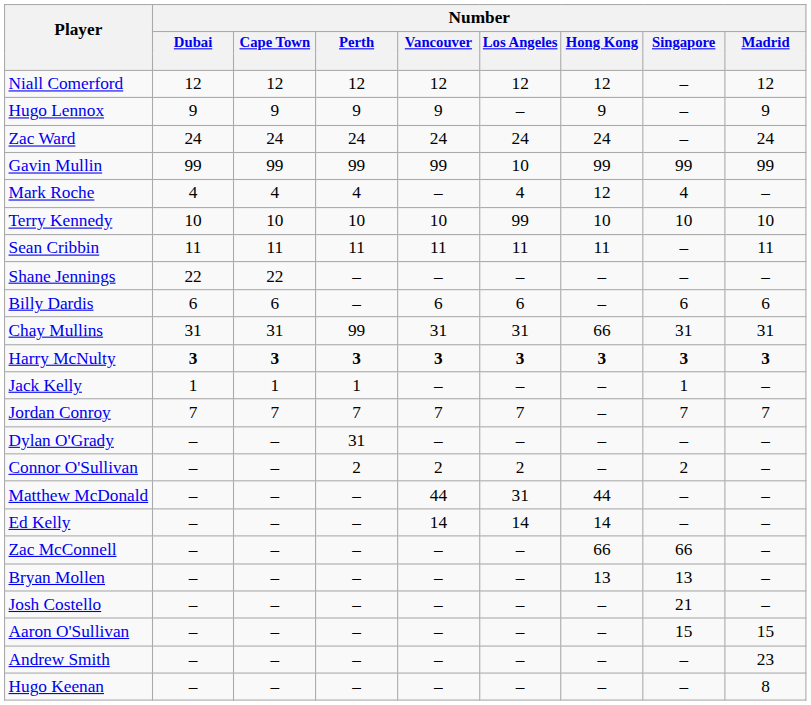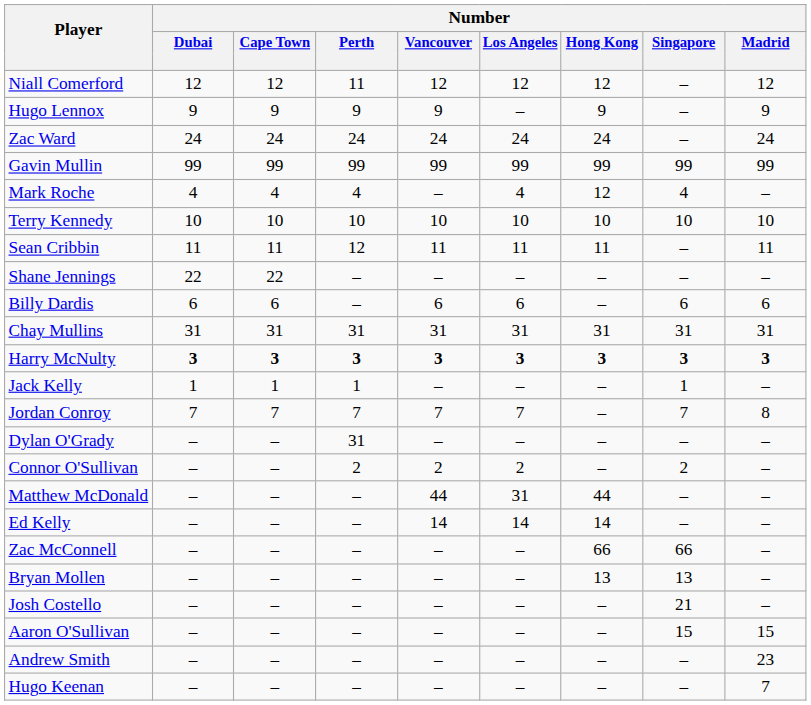(357, 83) 12 -> (357, 83) 11
(520, 166) 10 -> (520, 166) 99
(520, 220) 99 -> (520, 220) 10
(357, 248) 11 -> (357, 248) 12
(357, 330) 99 -> (357, 330) 31
(602, 330) 66 -> (602, 330) 31
(765, 412) 7 -> (765, 412) 8
(765, 686) 8 -> (765, 686) 7
